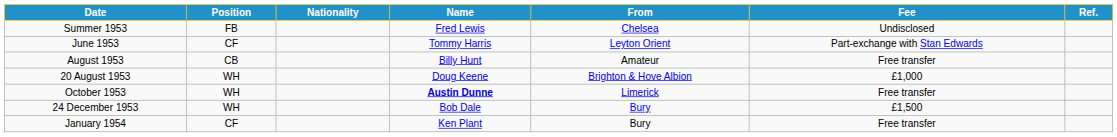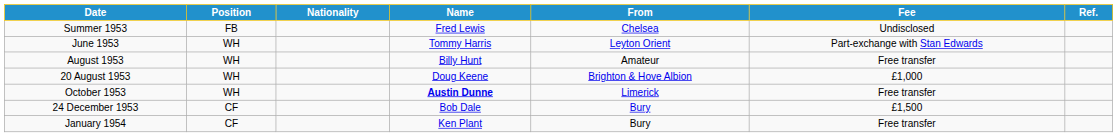(231, 45) CF -> (231, 45) WH
(231, 60) CB -> (231, 60) WH
(231, 108) WH -> (231, 108) CF
